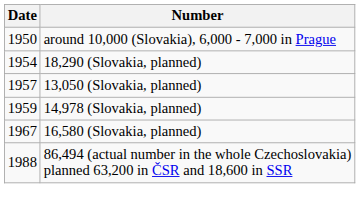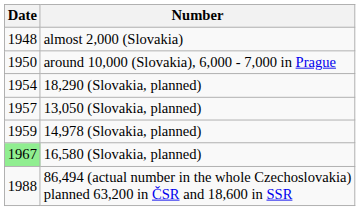+ row: (113, 39)
(22, 131) no background -> (22, 154) lightgreen background
